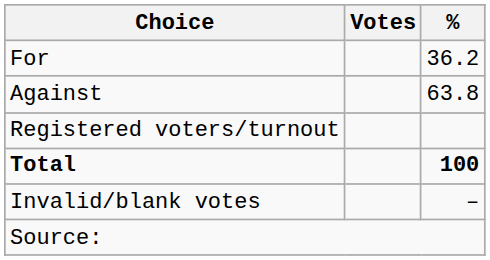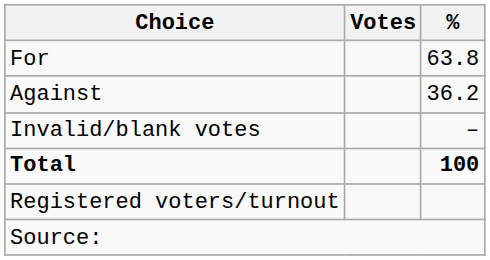(453, 59) 36.2 -> (453, 59) 63.8
(453, 94) 63.8 -> (453, 94) 36.2
rows swapped: (135, 202) <-> (175, 130)
